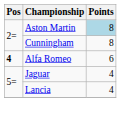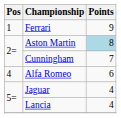+ row: (38, 27)
(111, 43) 8 -> (111, 59) 7
(9, 59) bold -> (9, 74) normal
